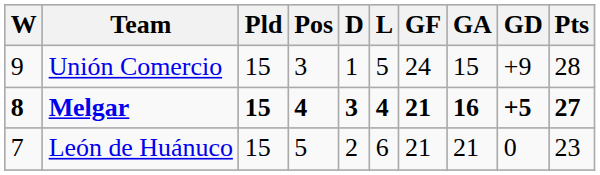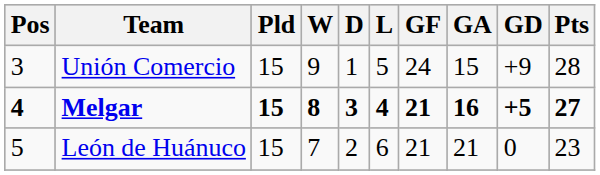columns swapped: (314, 25) <-> (24, 25)
